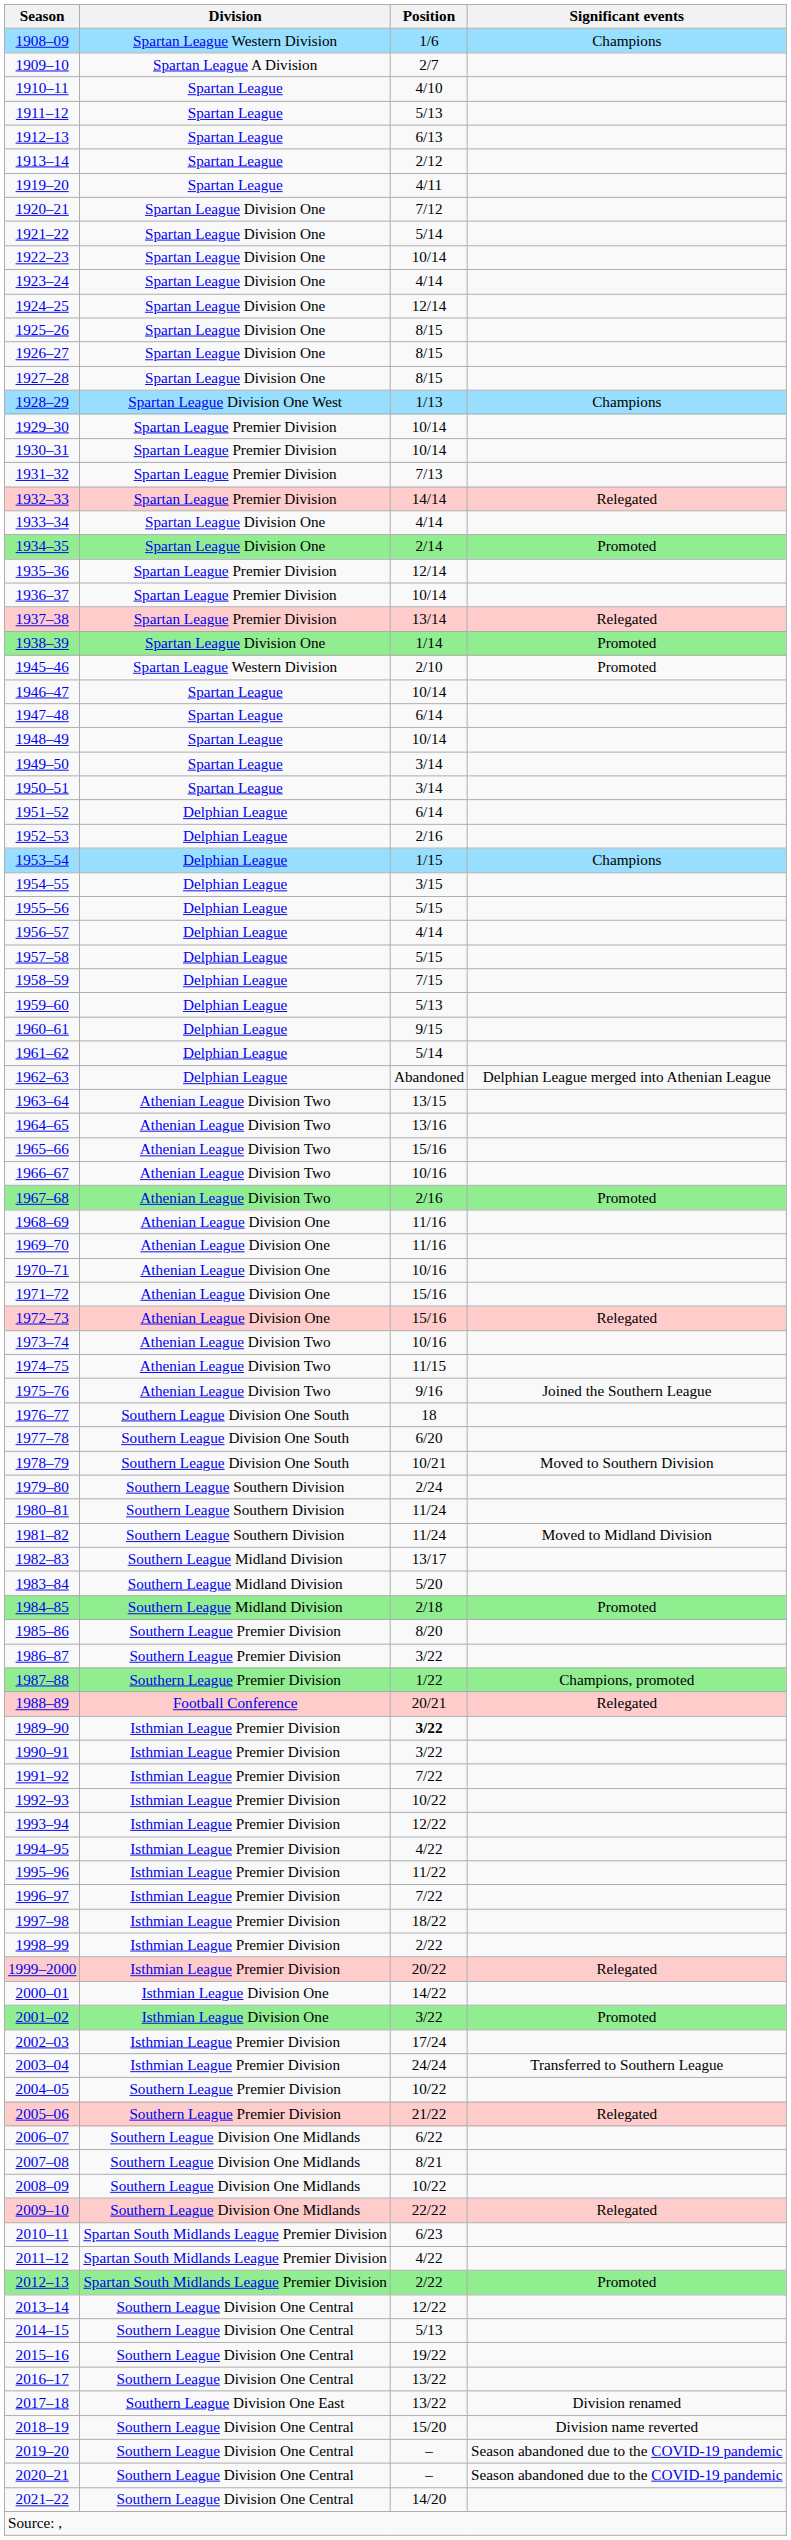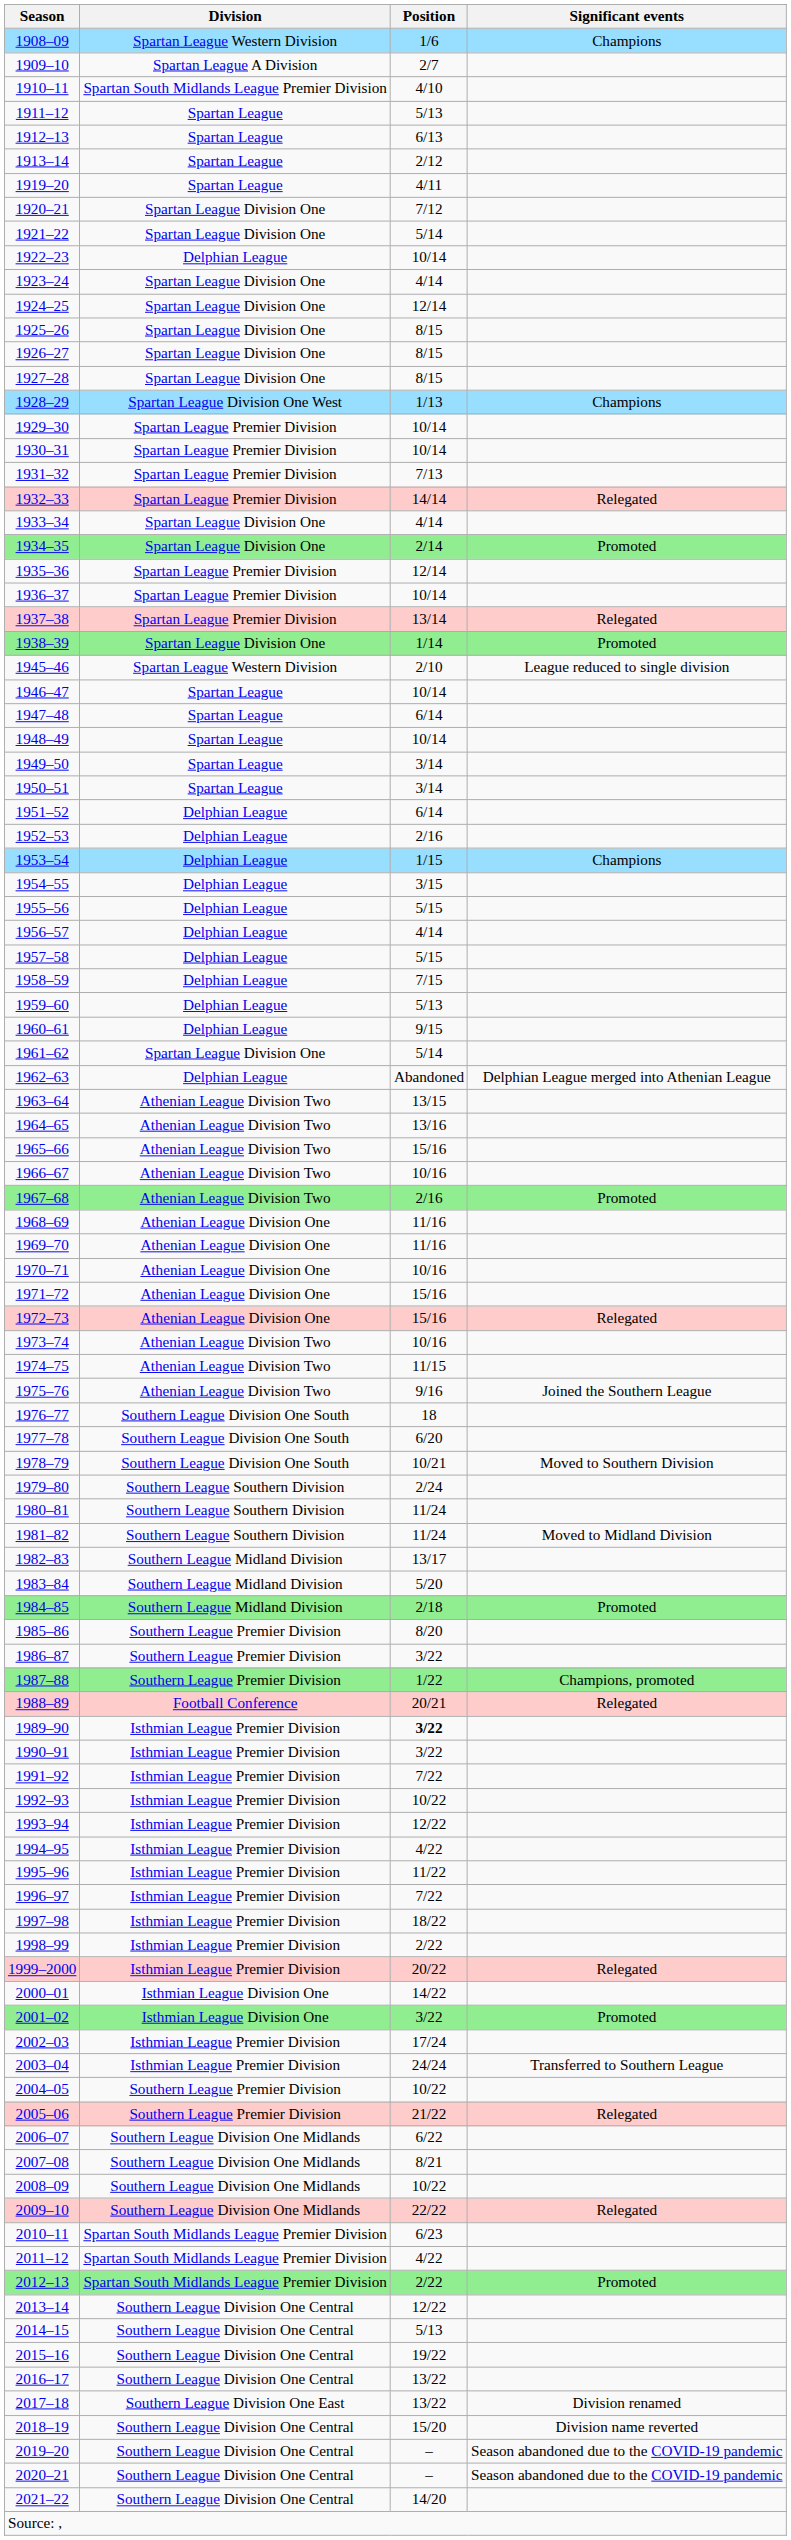(235, 88) Spartan League -> (235, 88) Spartan South Midlands League Premier Division
(235, 257) Spartan League Division One -> (235, 257) Delphian League
(627, 667) Promoted -> (627, 667) League reduced to single division
(235, 1053) Delphian League -> (235, 1053) Spartan League Division One
